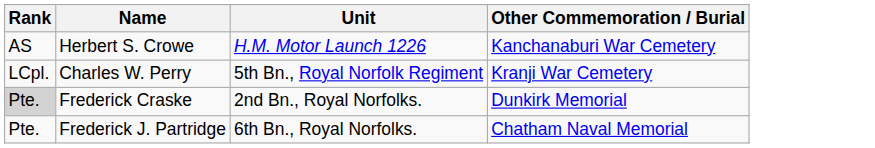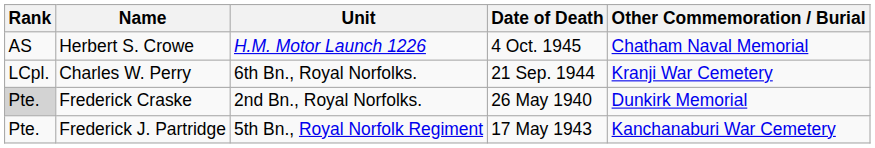+ column: (547, 18)
(603, 45) Kanchanaburi War Cemetery -> (710, 45) Chatham Naval Memorial
(359, 73) 5th Bn., Royal Norfolk Regiment -> (326, 73) 6th Bn., Royal Norfolks.
(326, 128) 6th Bn., Royal Norfolks. -> (359, 128) 5th Bn., Royal Norfolk Regiment
(590, 128) Chatham Naval Memorial -> (724, 128) Kanchanaburi War Cemetery
